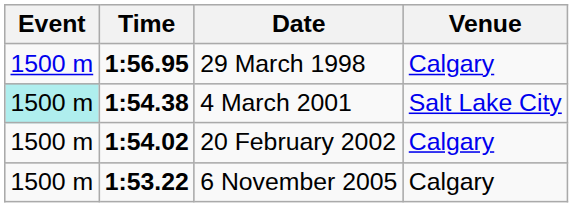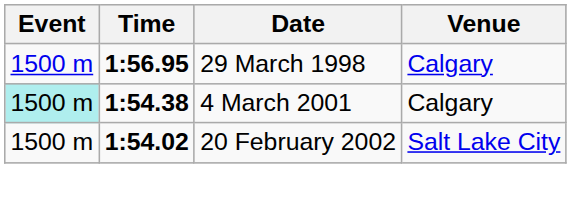(485, 102) Salt Lake City -> (450, 102) Calgary
(452, 142) Calgary -> (484, 142) Salt Lake City
- row: (299, 181)
